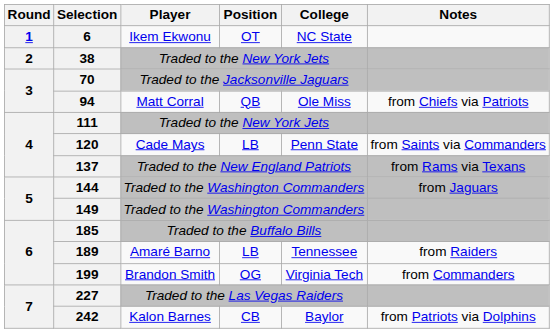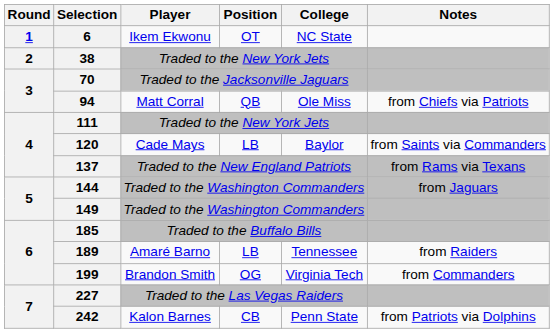(324, 144) Penn State -> (324, 144) Baylor
(324, 317) Baylor -> (324, 317) Penn State
